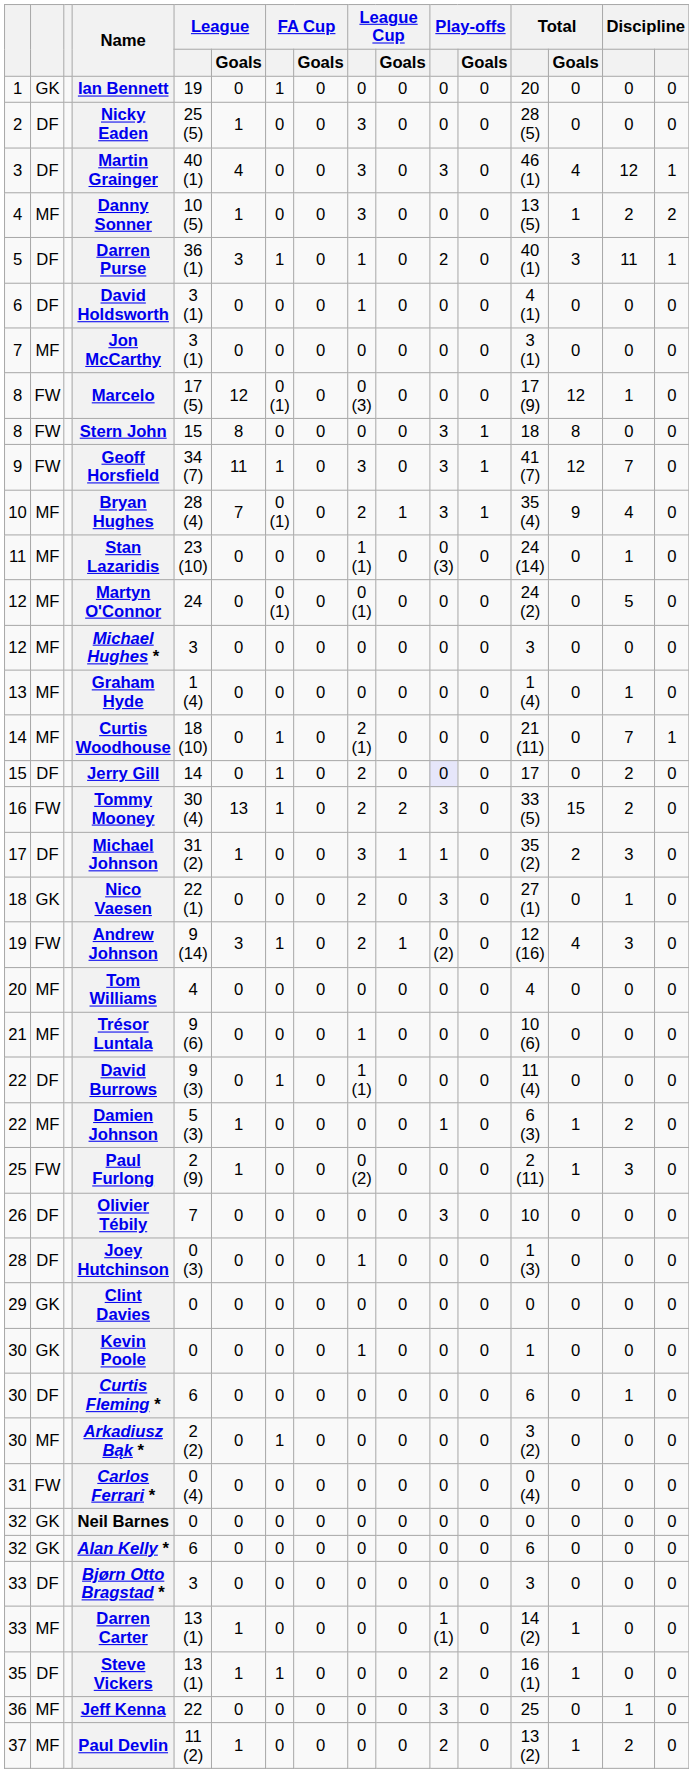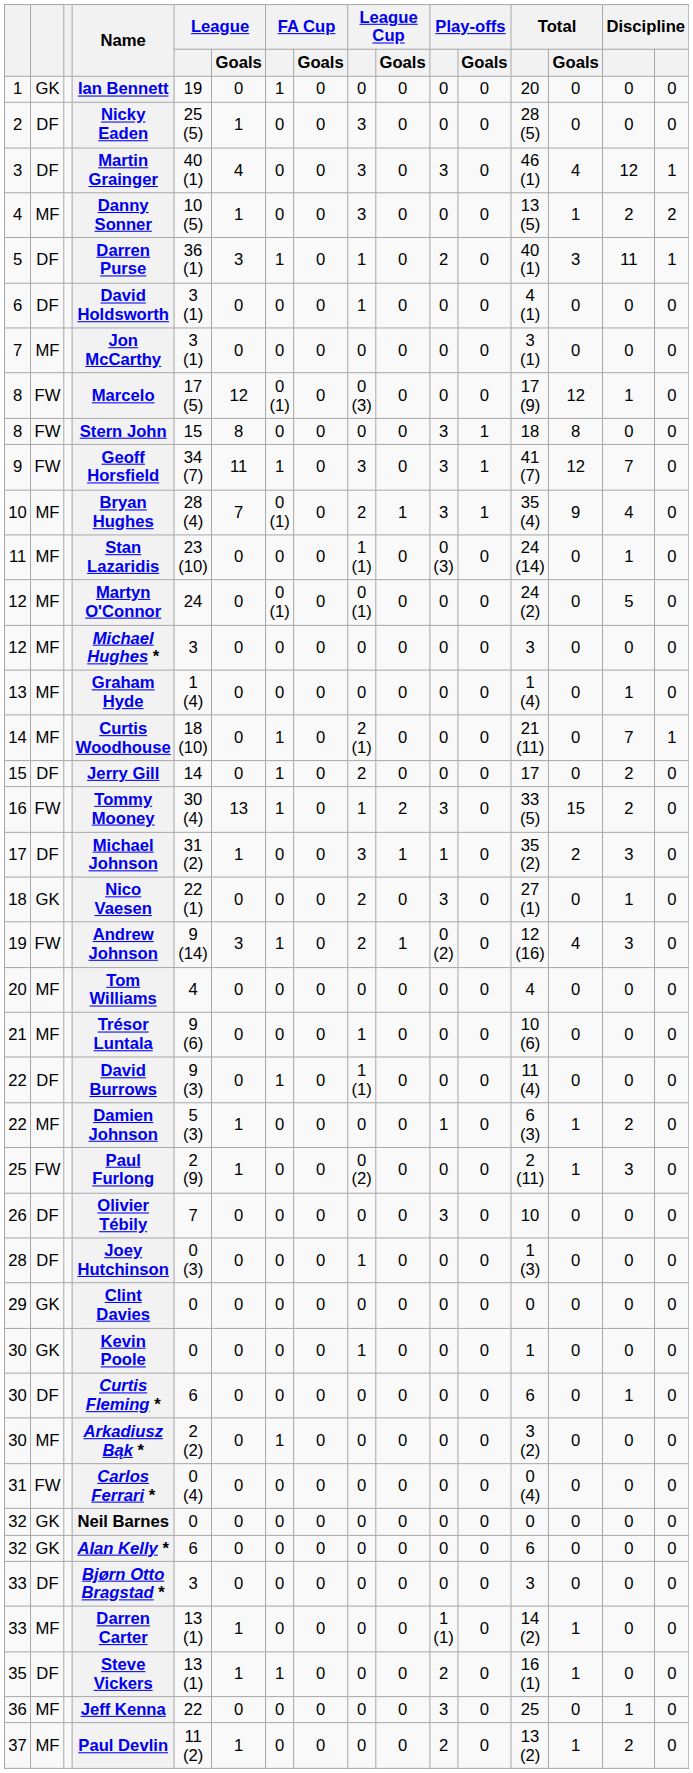(444, 773) lavender background -> (444, 773) no background
(362, 809) 2 -> (362, 809) 1
